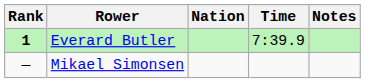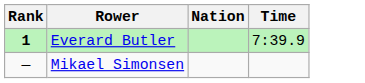- column: (334, 17)
